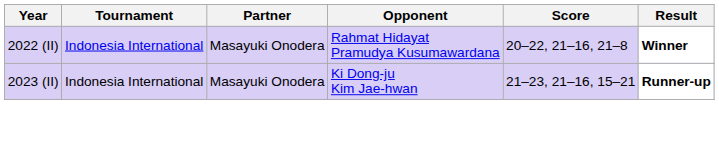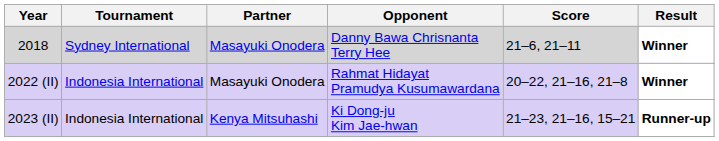+ row: (33, 45)
(267, 82) Masayuki Onodera -> (264, 119) Kenya Mitsuhashi
